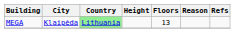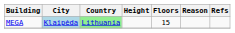(61, 22) no background -> (61, 22) lightblue background
(166, 22) 13 -> (166, 22) 15
